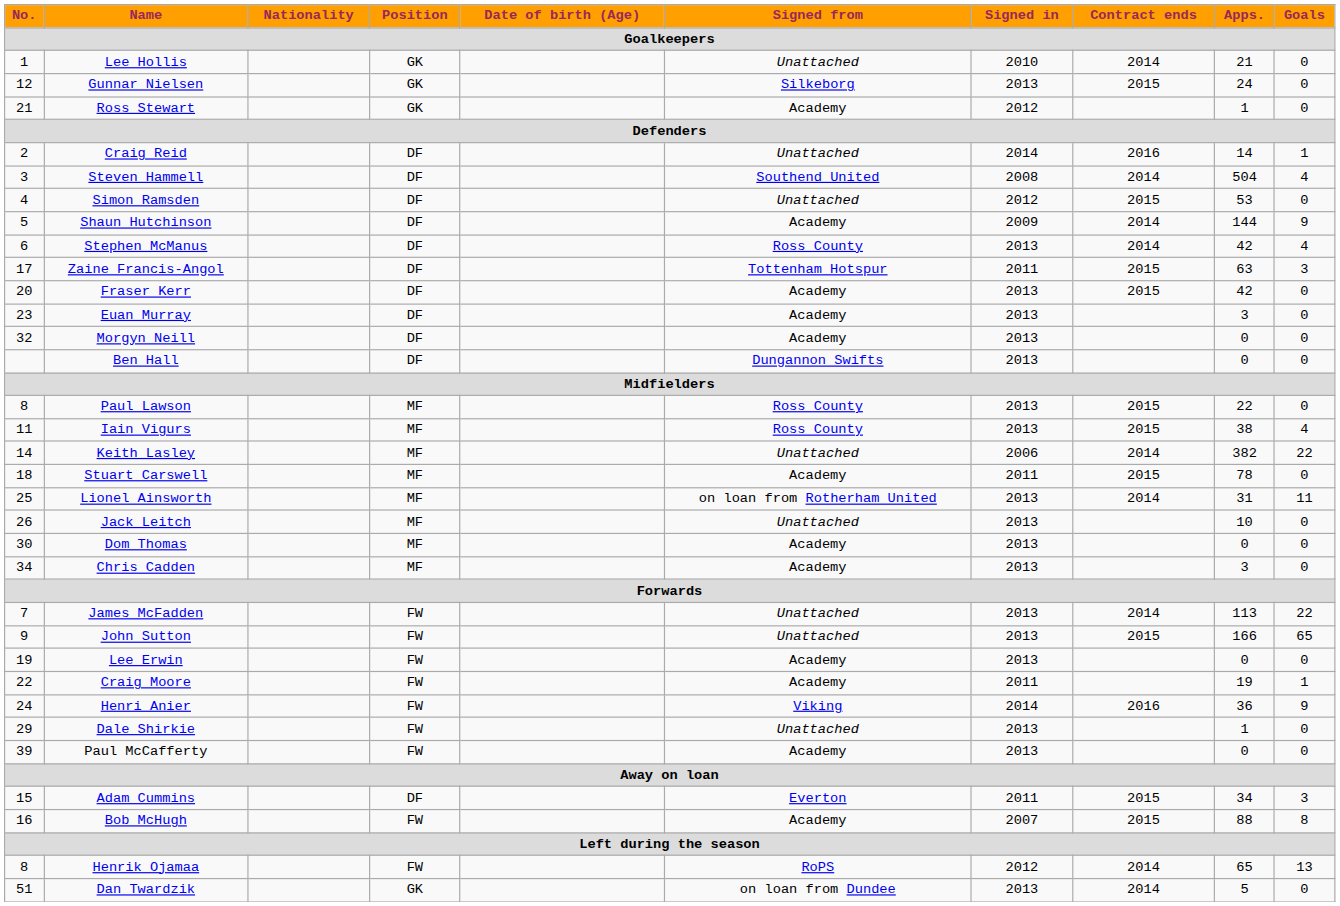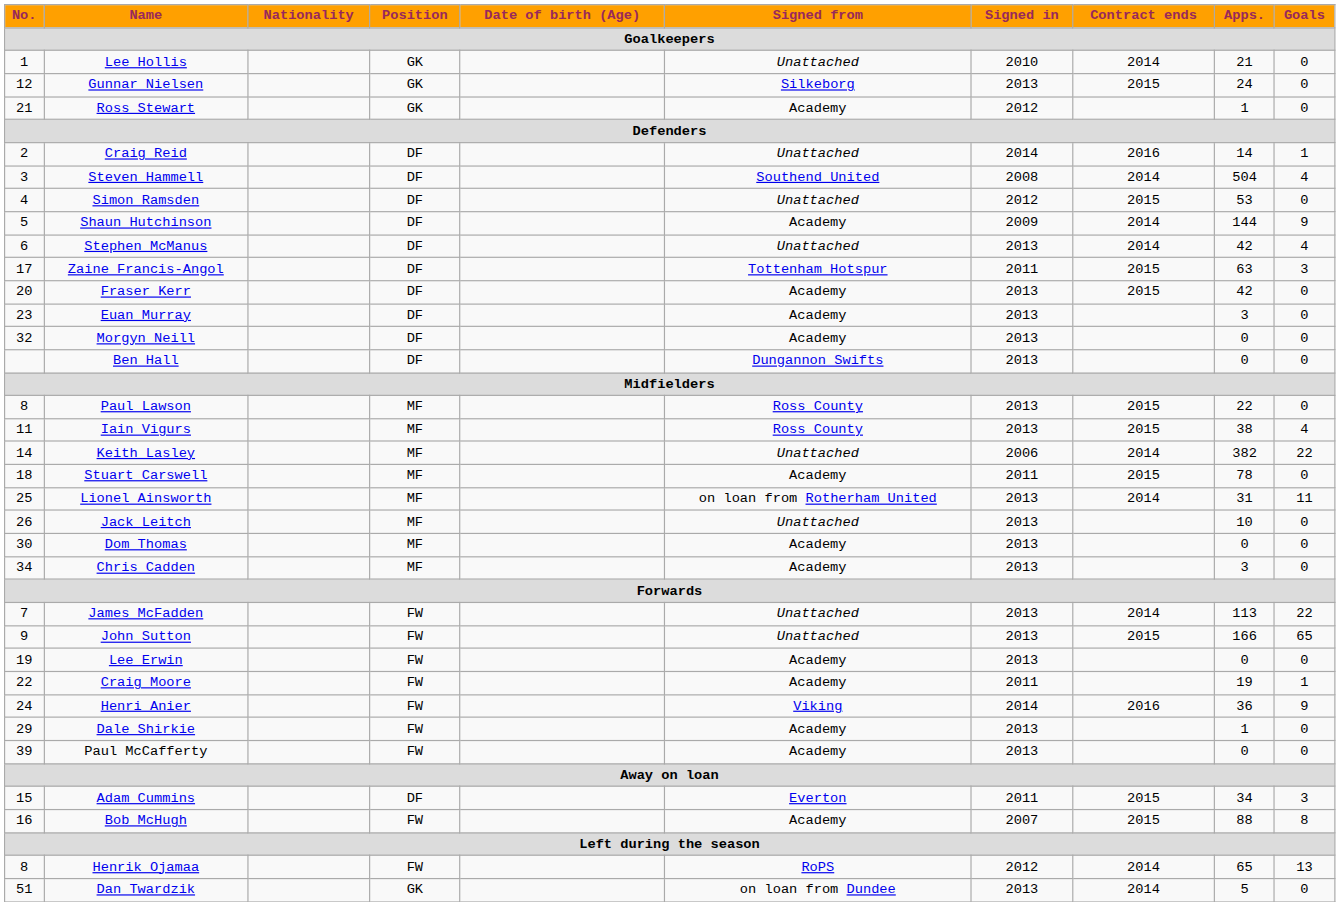(818, 246) Ross County -> (818, 246) Unattached
(818, 729) Unattached -> (818, 729) Academy
